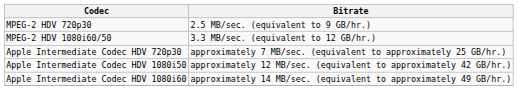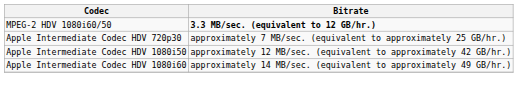- row: (49, 25)
(283, 38) normal -> (283, 25) bold
